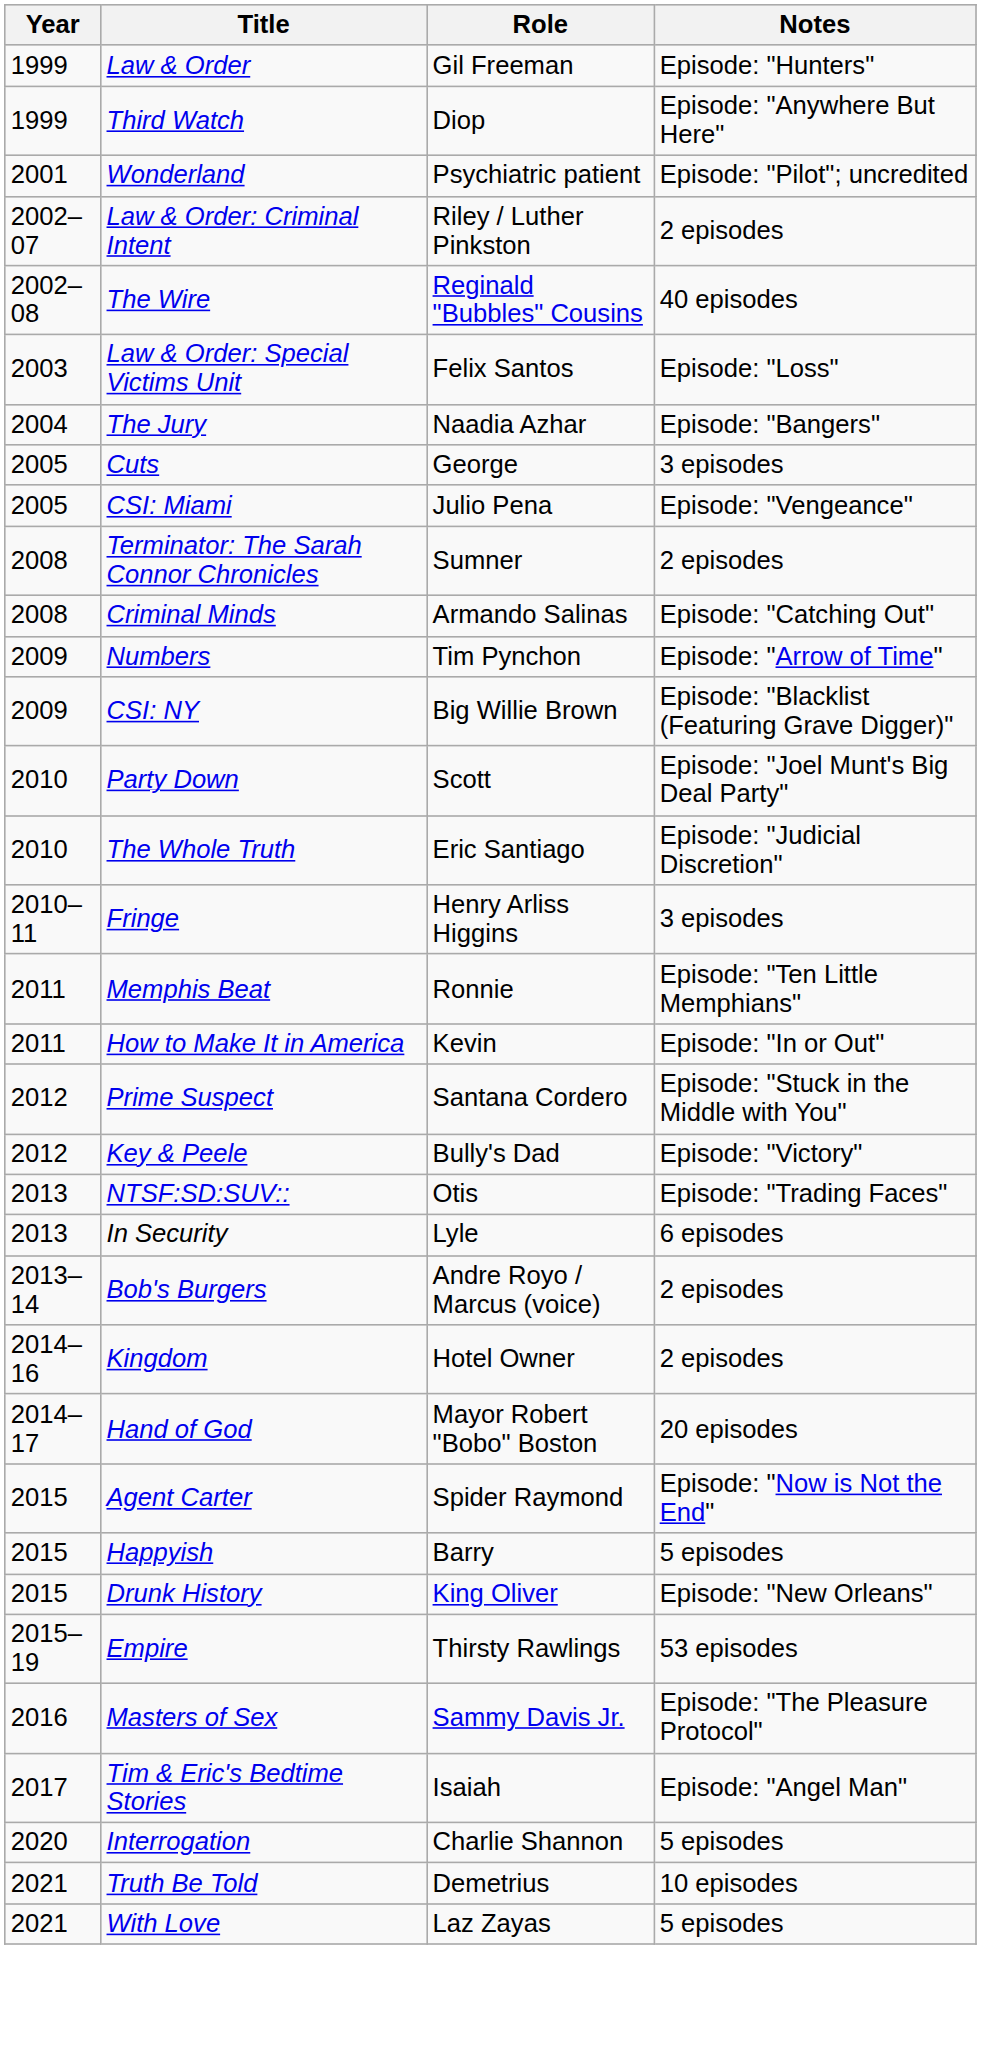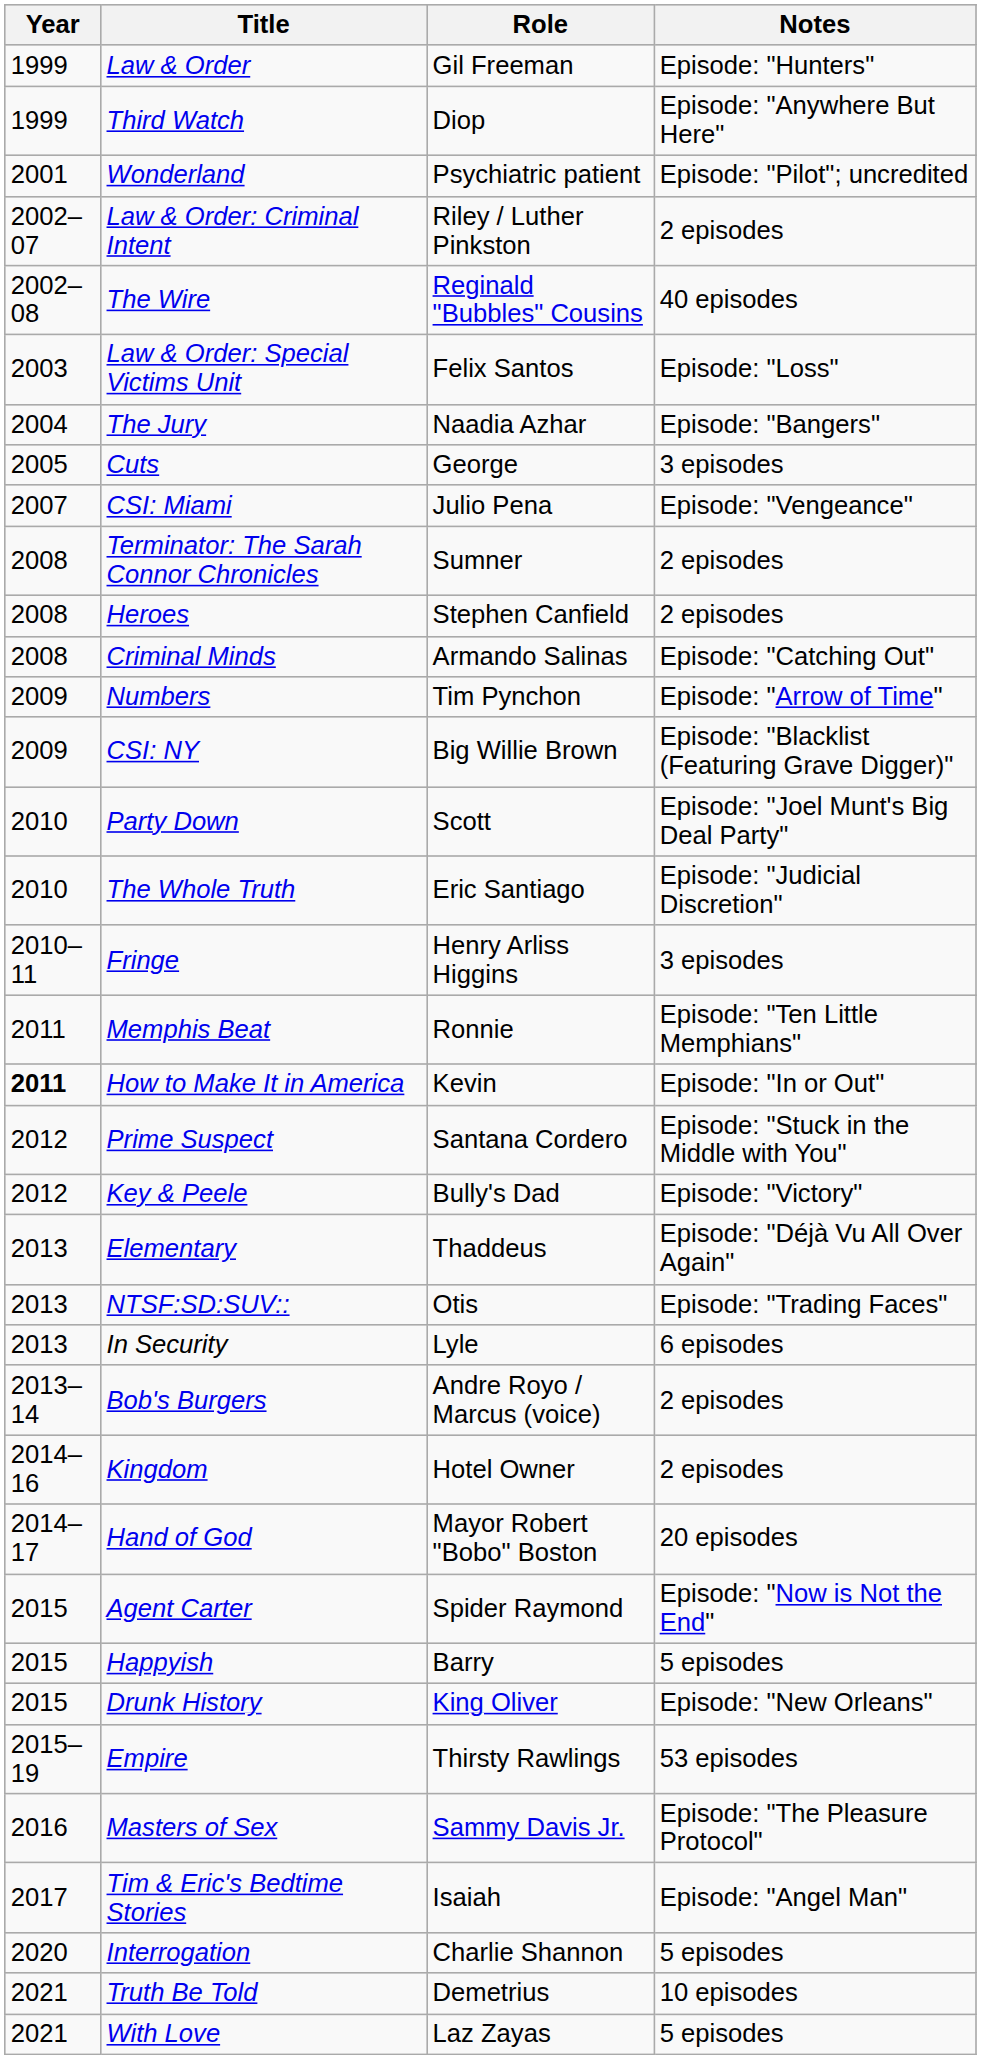(39, 505) 2005 -> (39, 505) 2007
+ row: (148, 615)
(38, 1043) normal -> (38, 1084) bold
+ row: (171, 1249)
